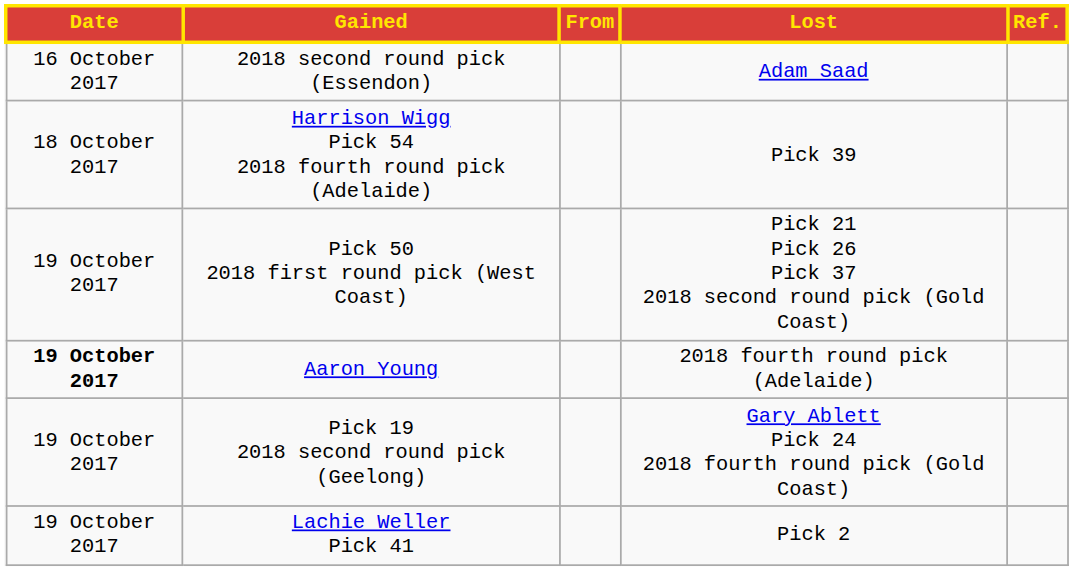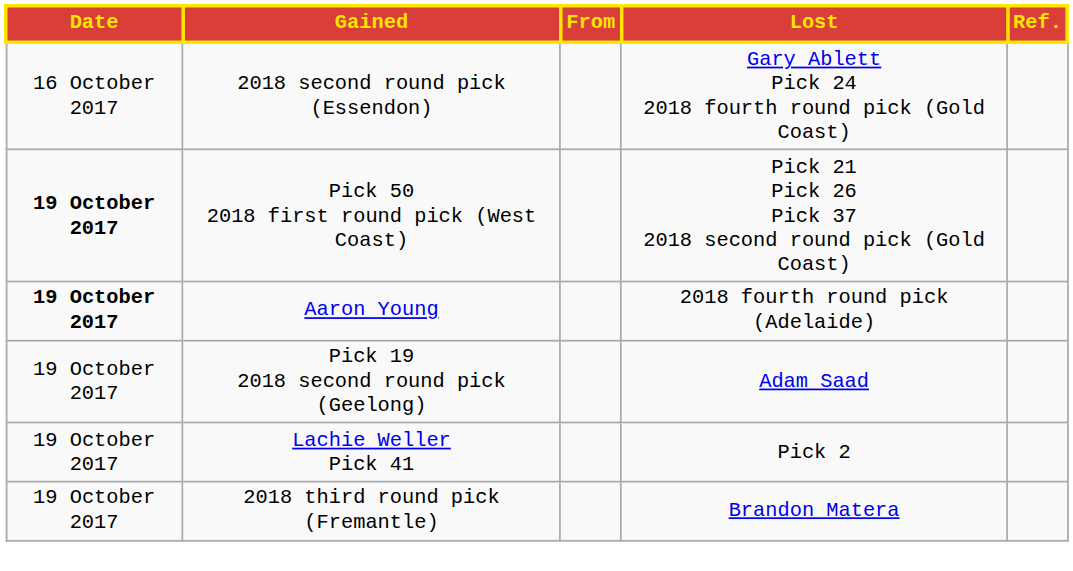(814, 72) Adam Saad -> (814, 96) Gary Ablett Pick 24 2018 fourth round pick (Gold Coast)
- row: (371, 154)
(94, 274) normal -> (94, 215) bold
(814, 452) Gary Ablett Pick 24 2018 fourth round pick (Gold Coast) -> (814, 381) Adam Saad
+ row: (371, 510)
